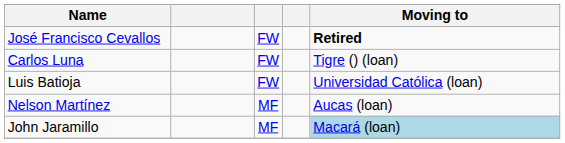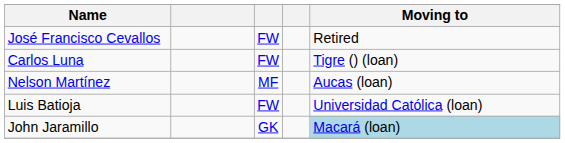(338, 37) bold -> (336, 37) normal
rows swapped: (59, 104) <-> (44, 82)
(268, 127) MF -> (268, 127) GK
